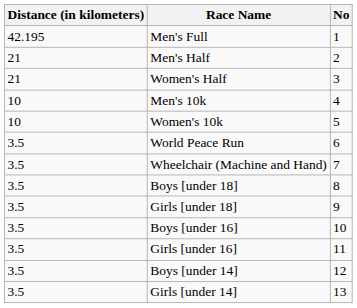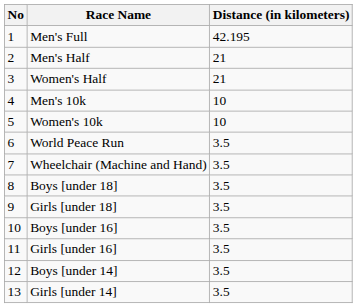columns swapped: (341, 15) <-> (76, 15)
